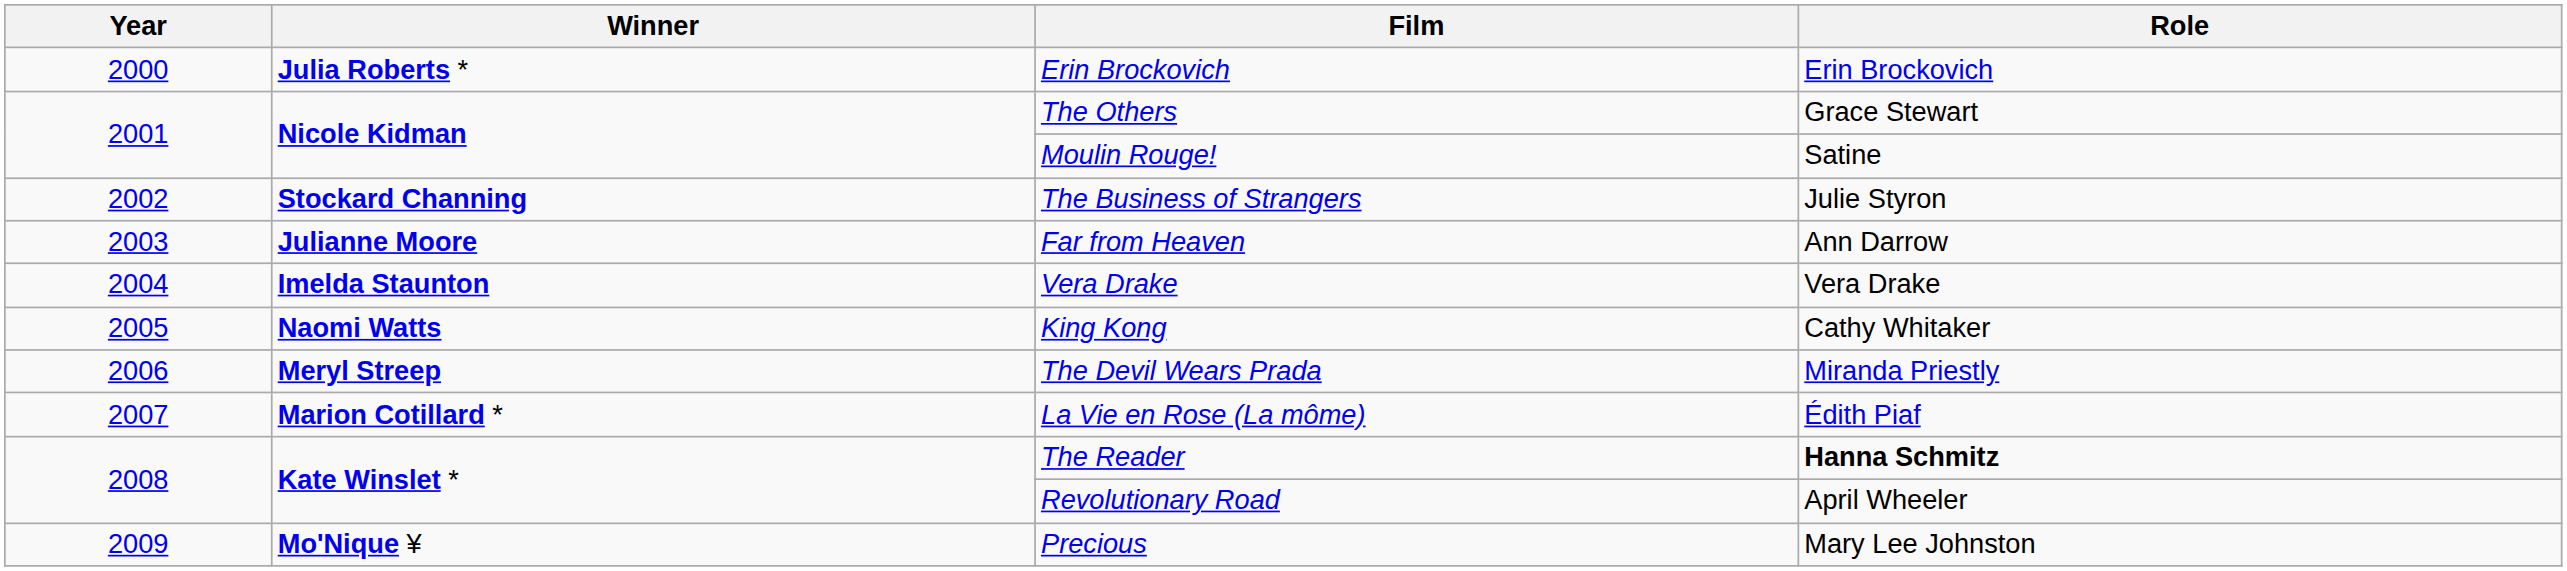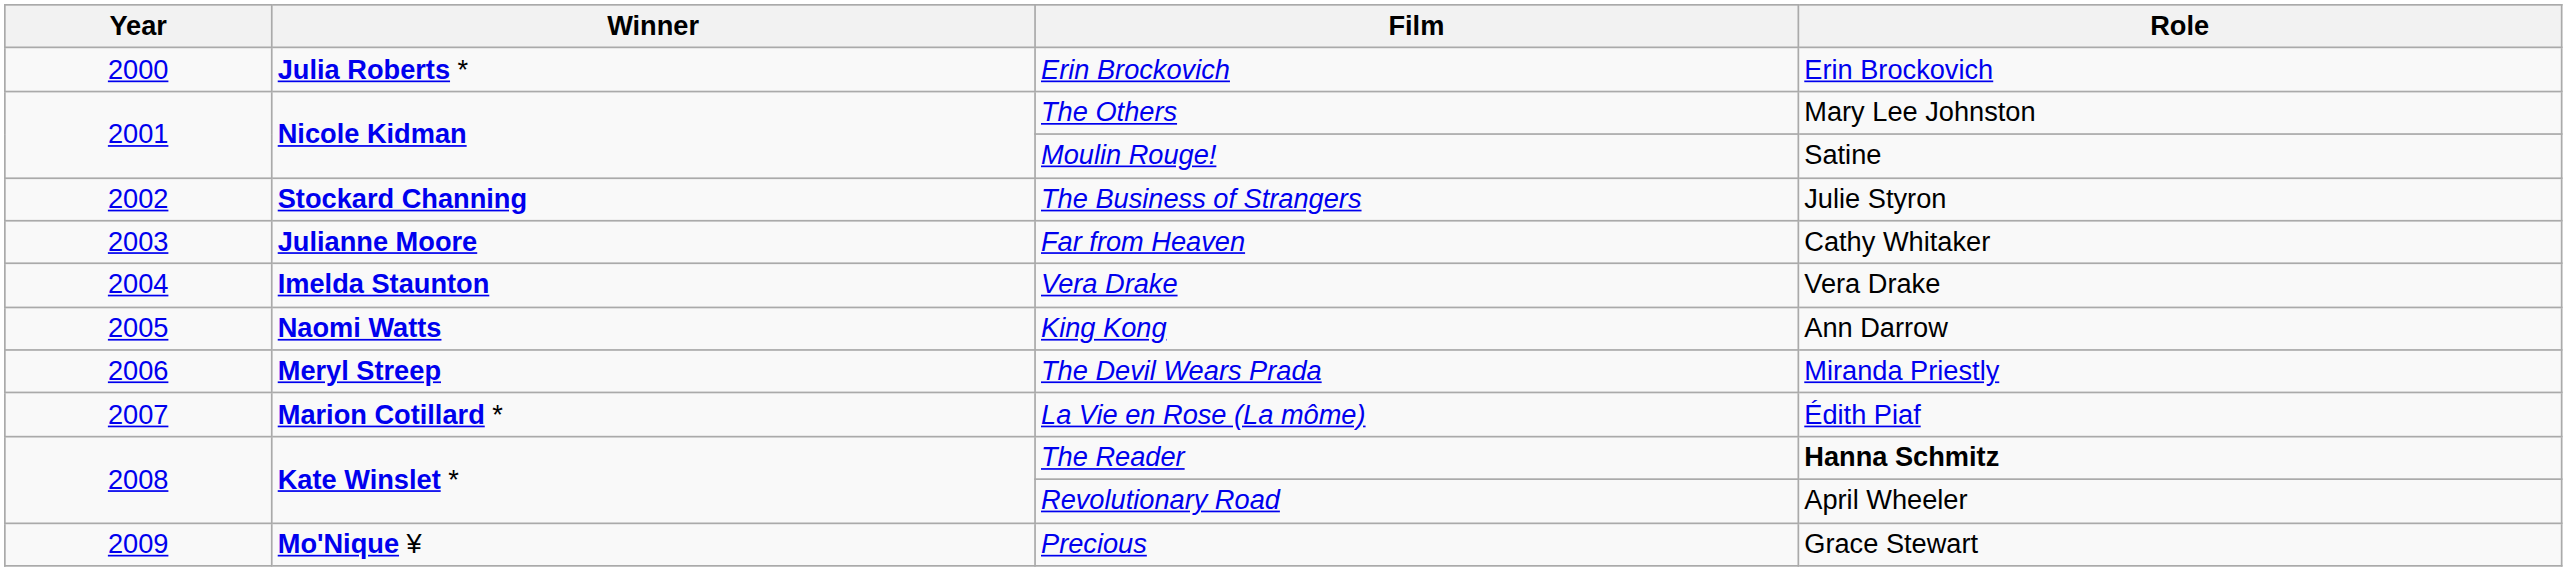(1891, 112) Grace Stewart -> (1920, 112) Mary Lee Johnston
(1876, 241) Ann Darrow -> (1897, 241) Cathy Whitaker
(1897, 328) Cathy Whitaker -> (1876, 328) Ann Darrow
(1920, 543) Mary Lee Johnston -> (1891, 543) Grace Stewart
